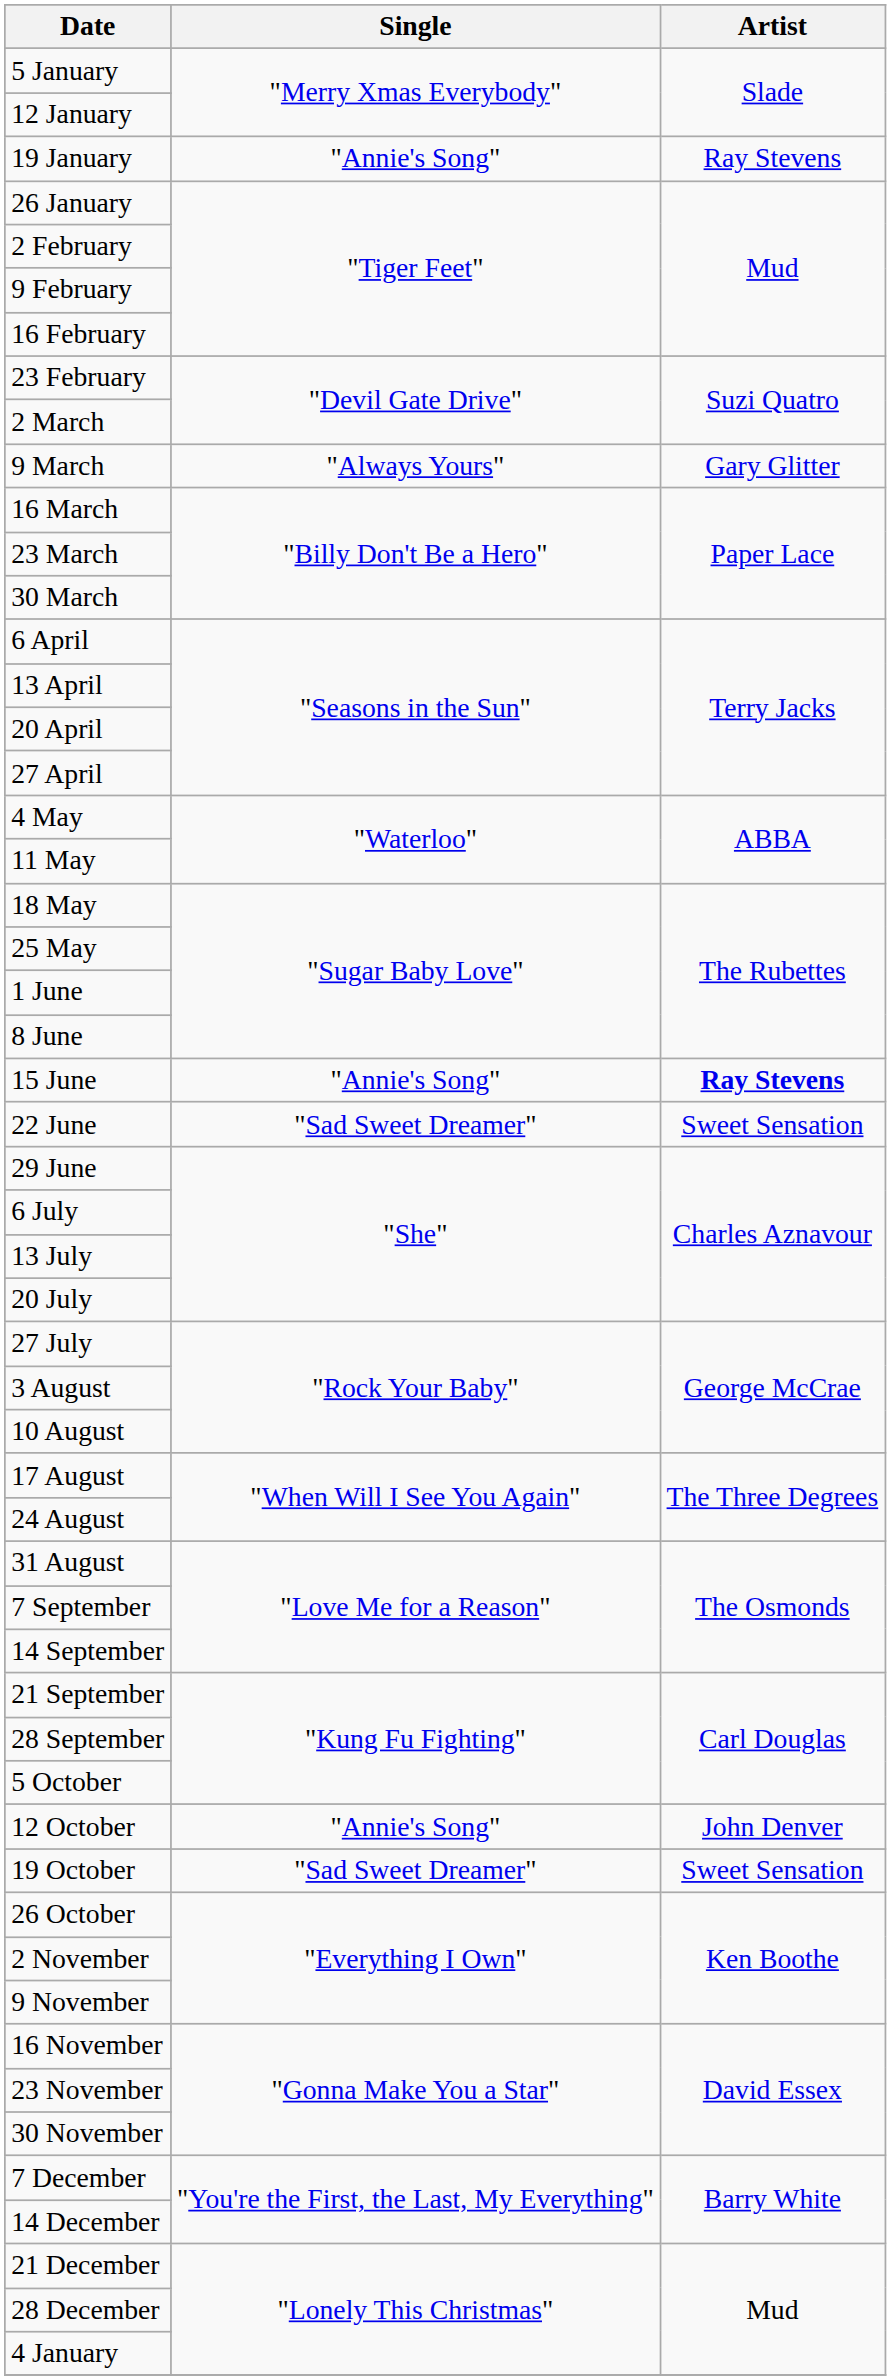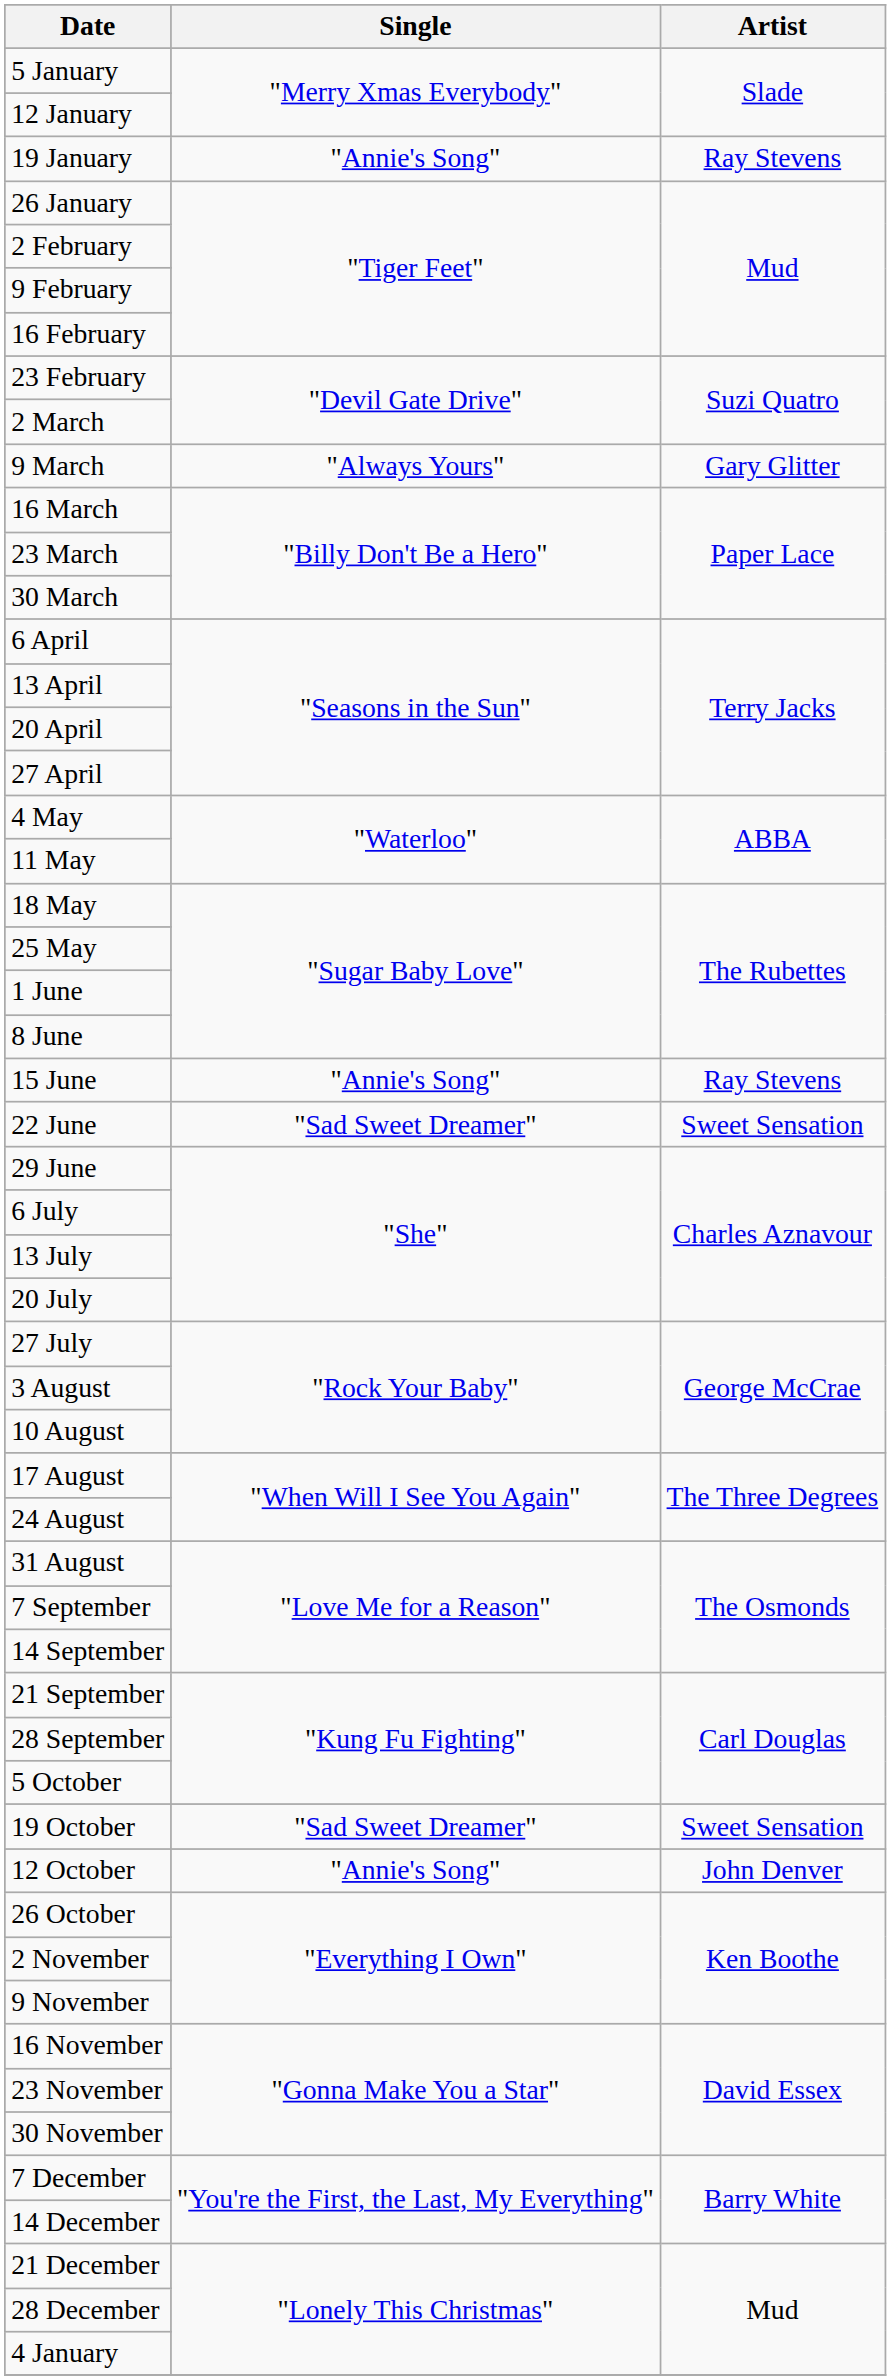(772, 1080) bold -> (772, 1080) normal
rows swapped: (73, 1826) <-> (73, 1870)
